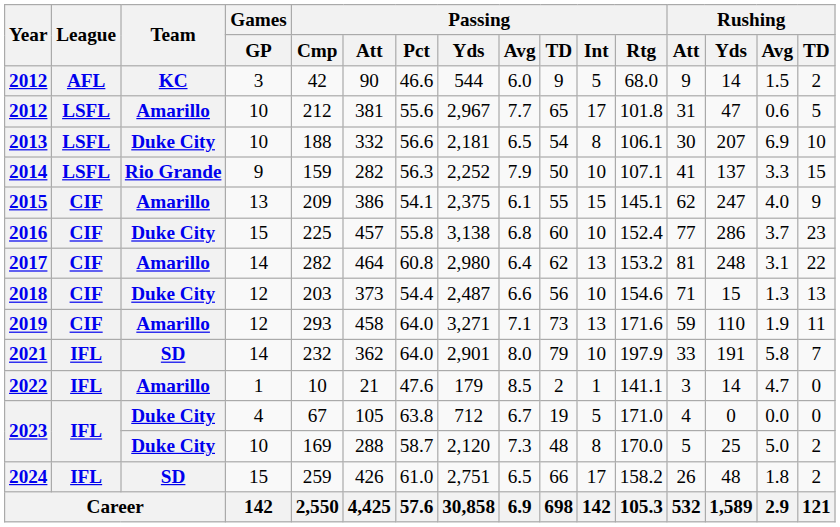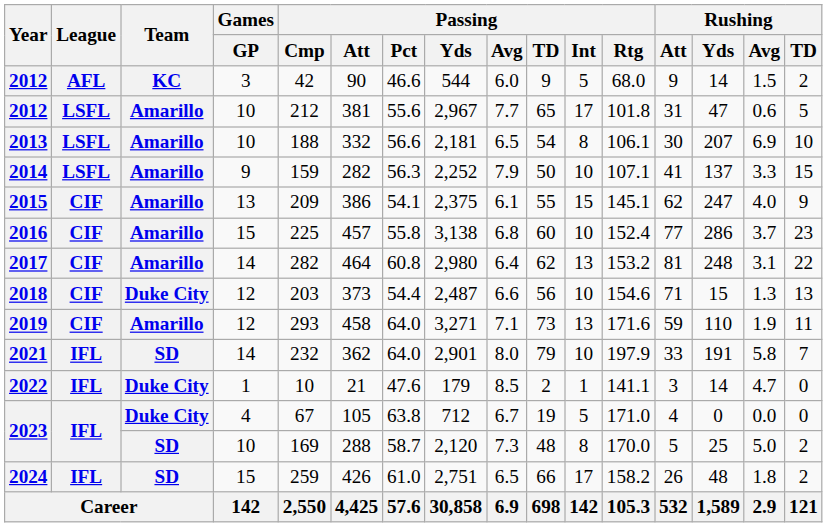(173, 141) Duke City -> (167, 141) Amarillo
(173, 171) Rio Grande -> (167, 171) Amarillo
(173, 232) Duke City -> (167, 232) Amarillo
(173, 385) Amarillo -> (167, 385) Duke City
(173, 446) Duke City -> (167, 446) SD
